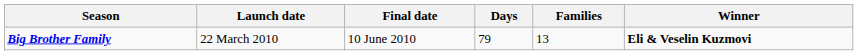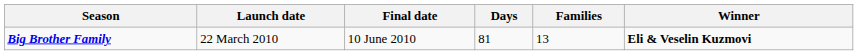(485, 38) 79 -> (485, 38) 81
